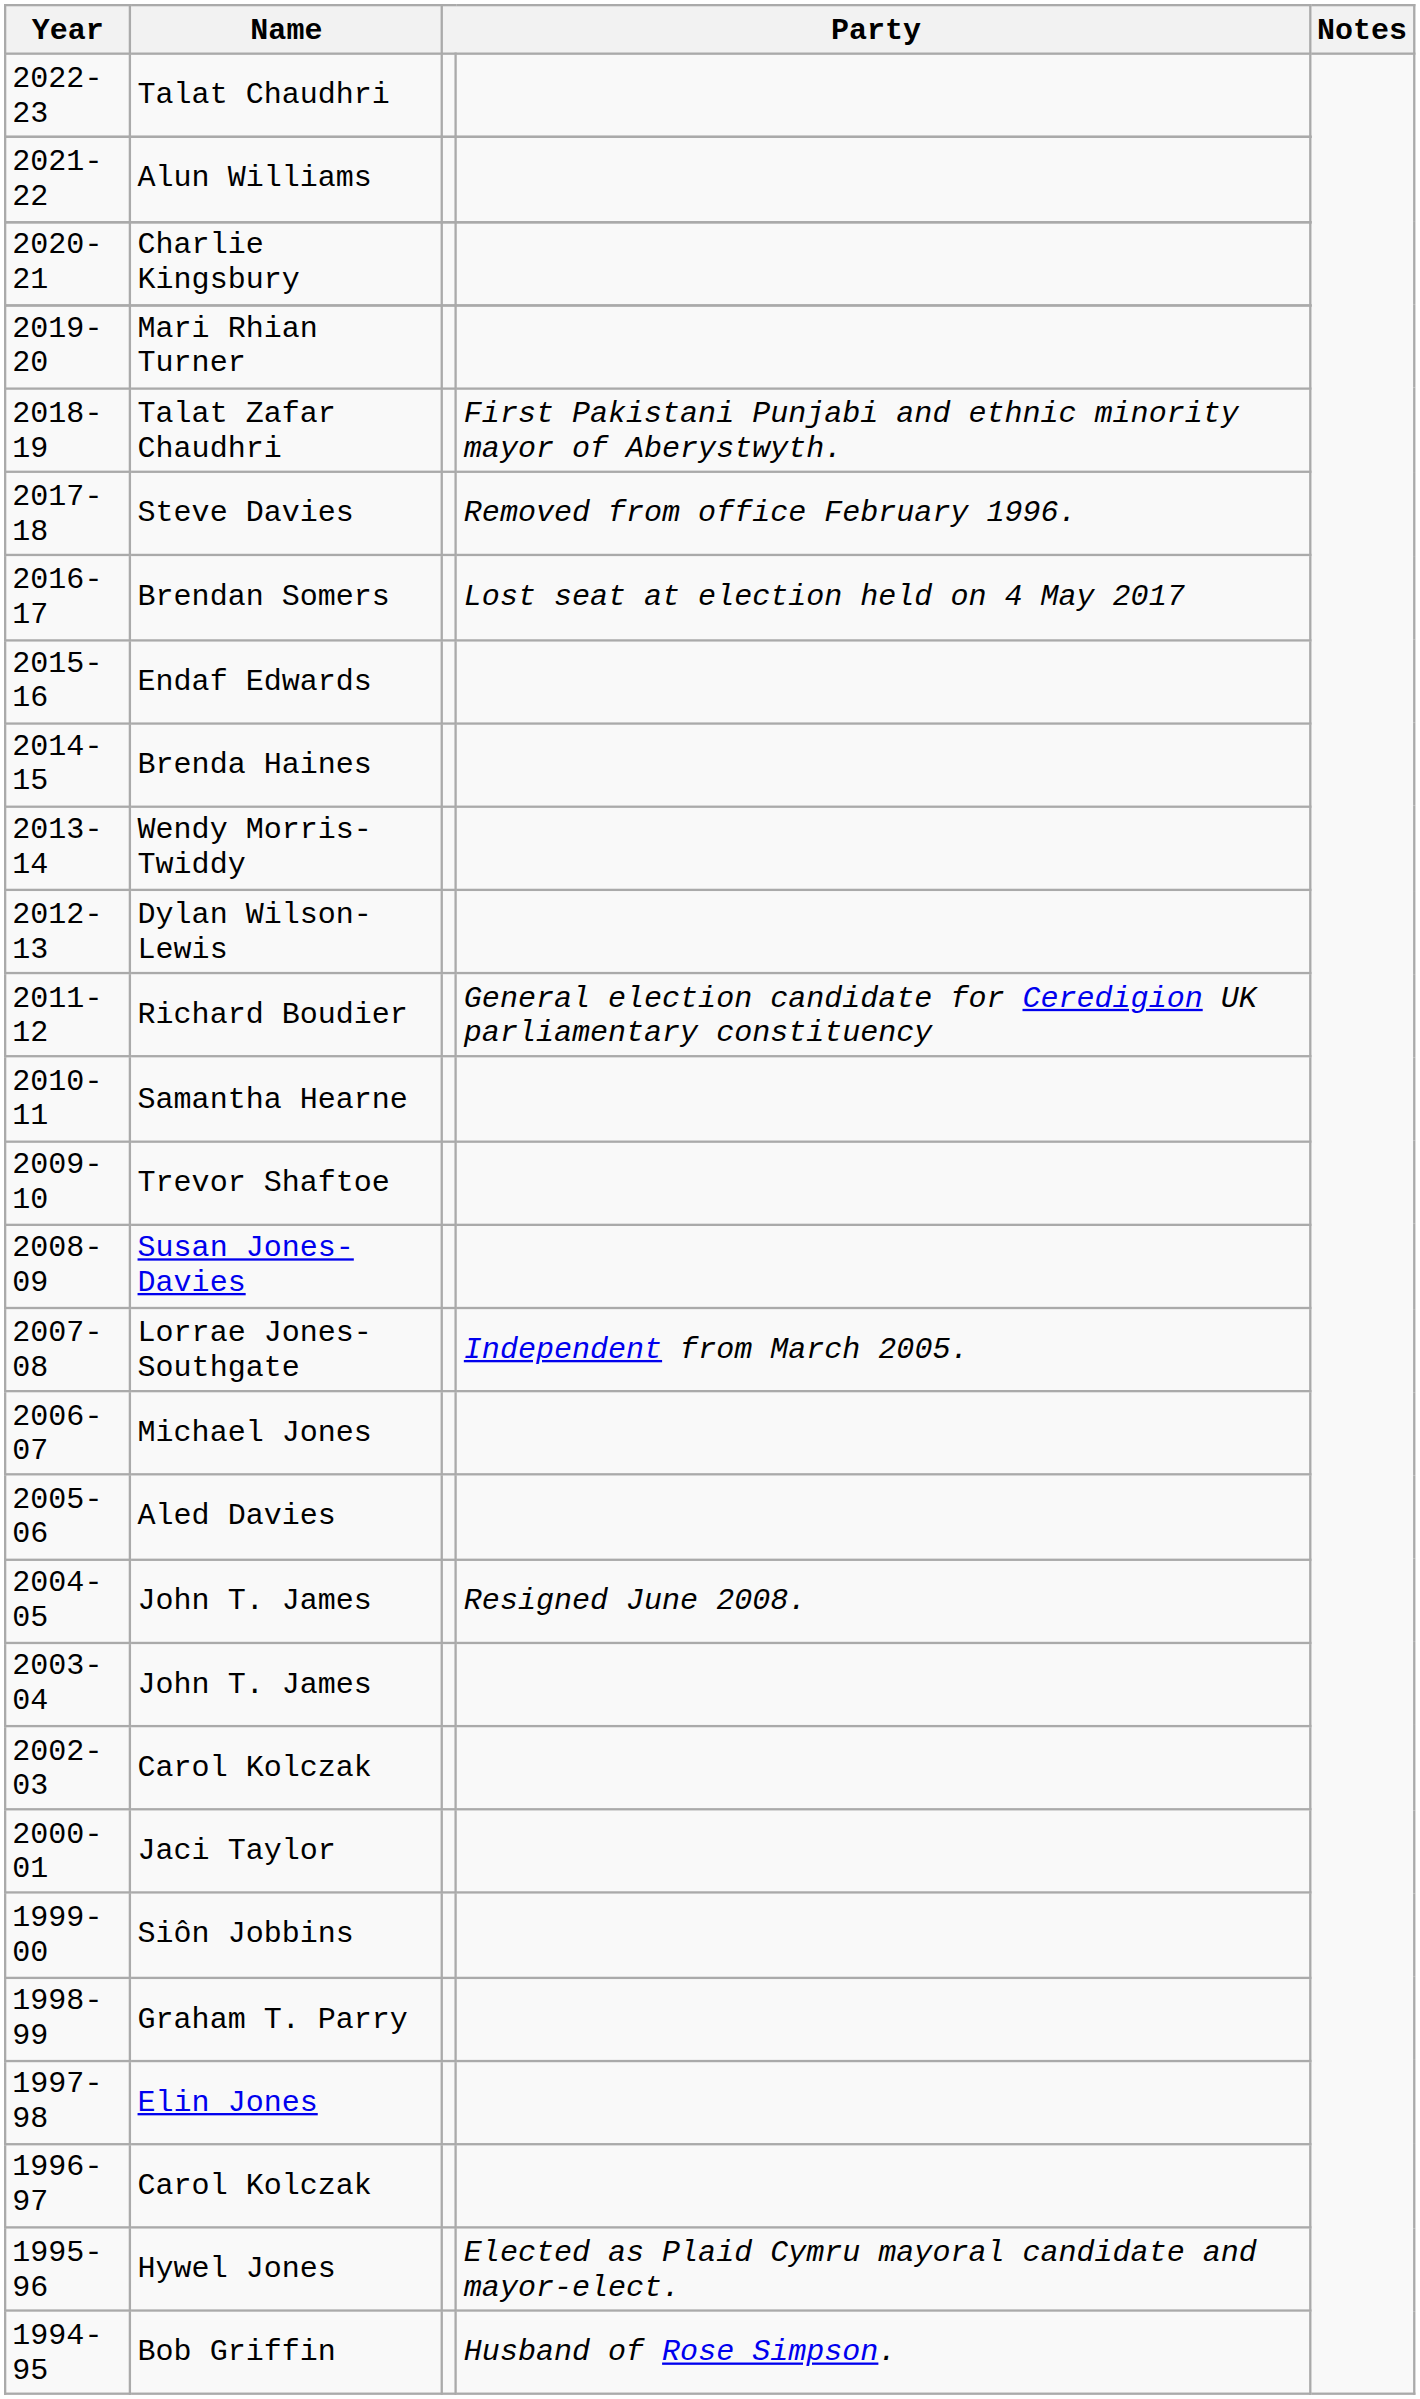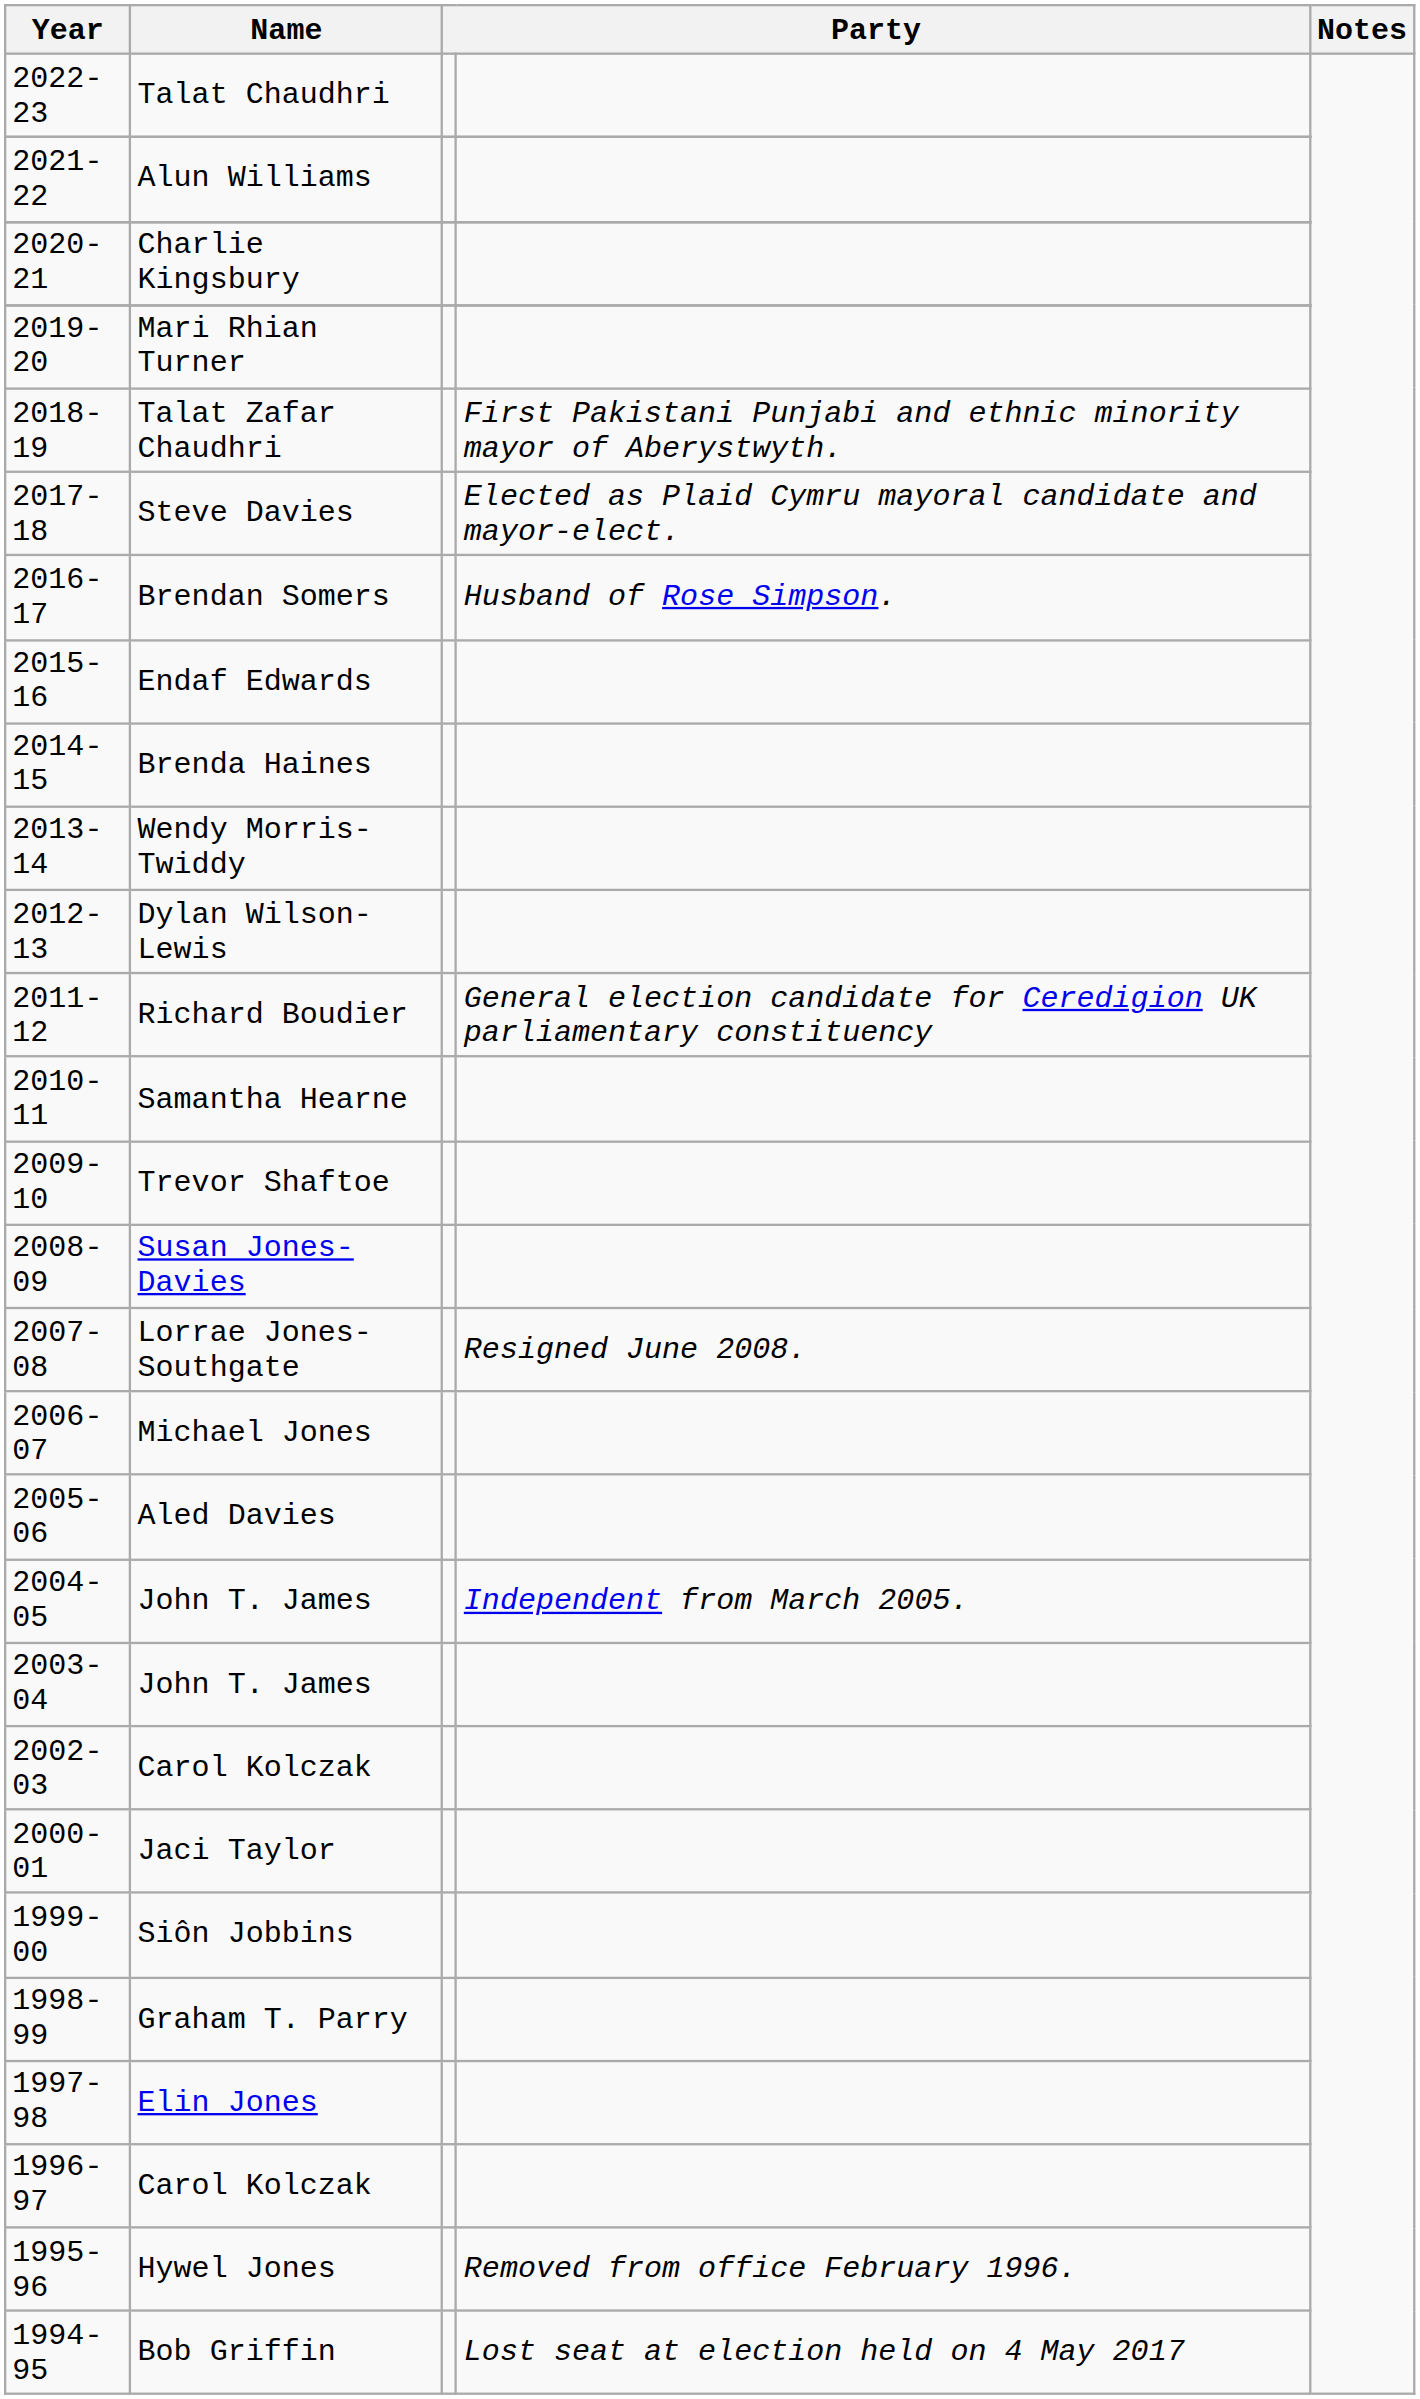(770, 514) Removed from office February 1996. -> (860, 514) Elected as Plaid Cymru mayoral candidate and mayor-elect.
(824, 597) Lost seat at election held on 4 May 2017 -> (680, 597) Husband of Rose Simpson.
(716, 1350) Independent from March 2005. -> (635, 1350) Resigned June 2008.
(635, 1601) Resigned June 2008. -> (716, 1601) Independent from March 2005.
(860, 2269) Elected as Plaid Cymru mayoral candidate and mayor-elect. -> (770, 2269) Removed from office February 1996.
(680, 2353) Husband of Rose Simpson. -> (824, 2353) Lost seat at election held on 4 May 2017
